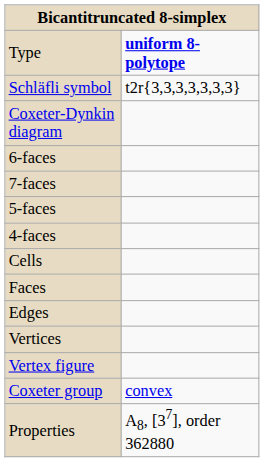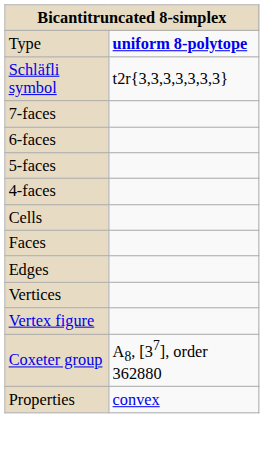- row: (61, 122)
rows swapped: (32, 183) <-> (32, 158)
(149, 390) convex -> (160, 360) A8, [37], order 362880
(173, 430) A8, [37], order 362880 -> (136, 399) convex
